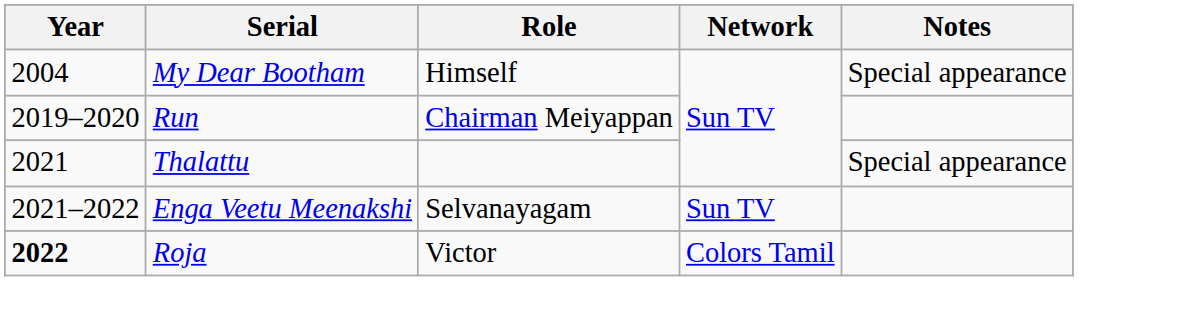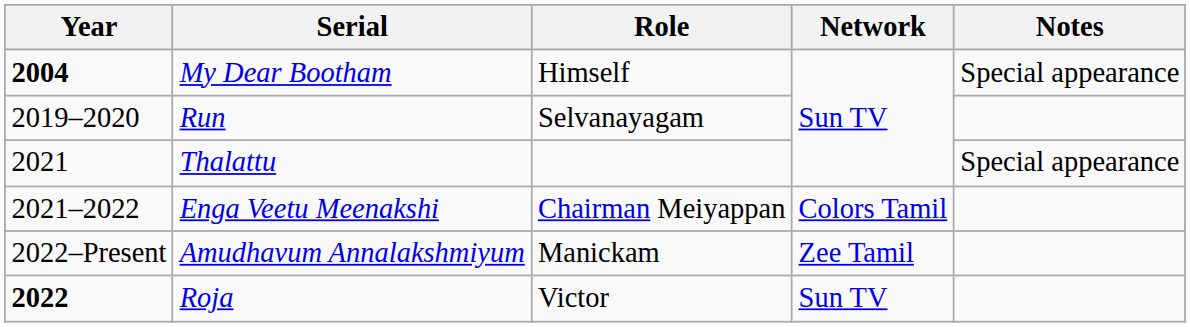(40, 72) normal -> (40, 72) bold
(549, 117) Chairman Meiyappan -> (621, 117) Selvanayagam
(508, 207) Selvanayagam -> (662, 207) Chairman Meiyappan
(730, 207) Sun TV -> (873, 207) Colors Tamil
+ row: (352, 252)
(760, 252) Colors Tamil -> (843, 298) Sun TV
